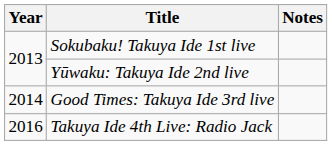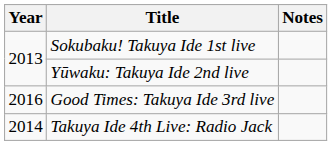(26, 99) 2014 -> (26, 99) 2016
(26, 126) 2016 -> (26, 126) 2014
